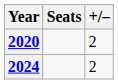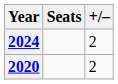rows swapped: (24, 41) <-> (24, 66)
